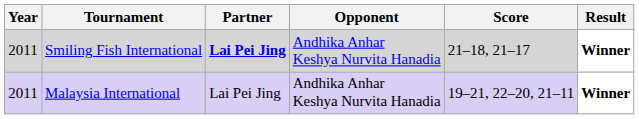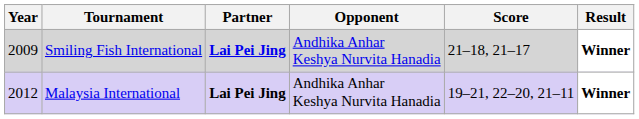(23, 50) 2011 -> (23, 50) 2009
(23, 93) 2011 -> (23, 93) 2012
(245, 93) normal -> (247, 93) bold
